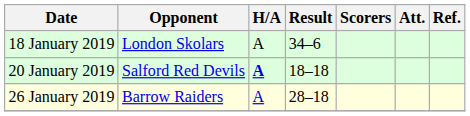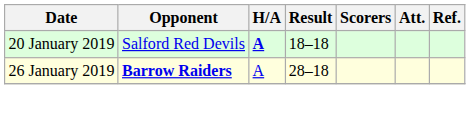- row: (61, 43)
(173, 96) normal -> (177, 70) bold
